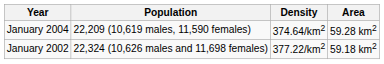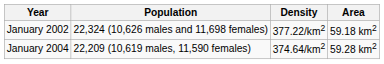rows swapped: (38, 49) <-> (38, 30)
